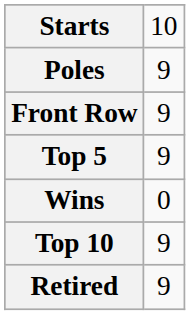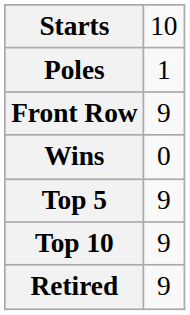(164, 69) 9 -> (164, 69) 1
rows swapped: (74, 199) <-> (74, 156)
